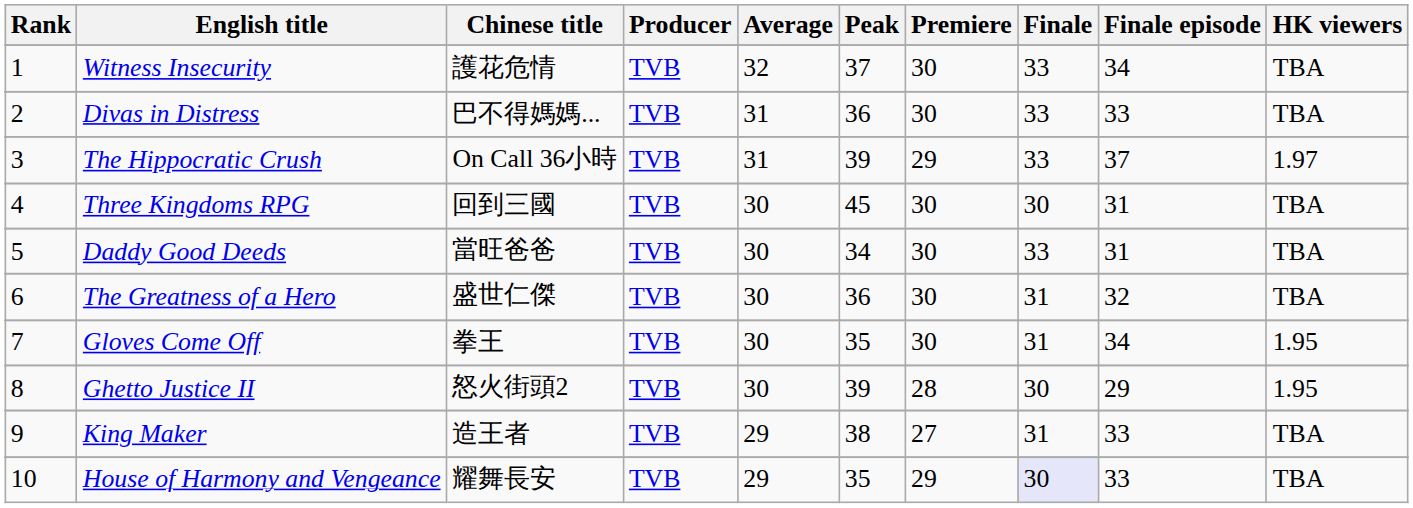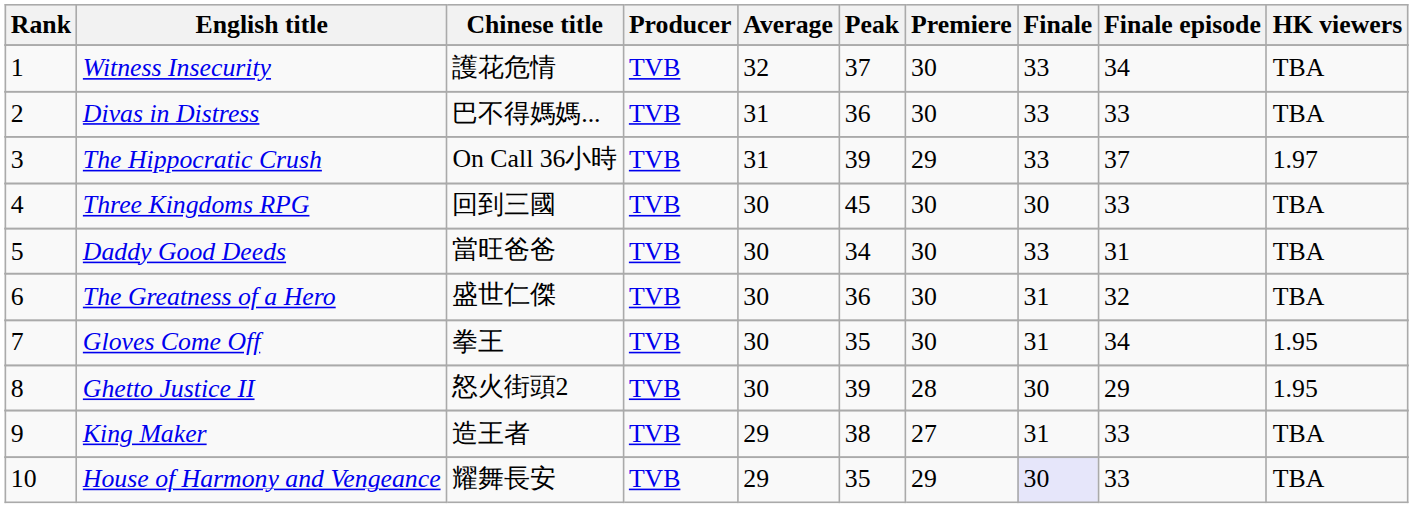(1117, 205) 31 -> (1117, 205) 33
